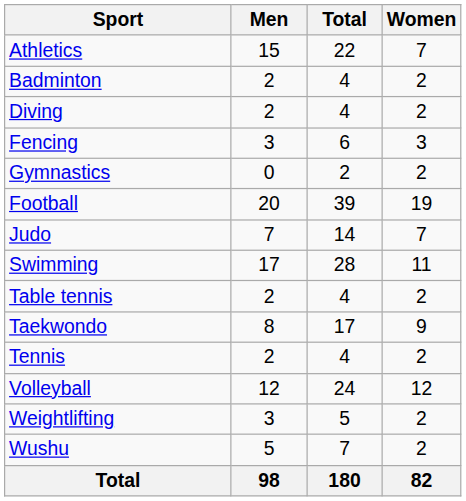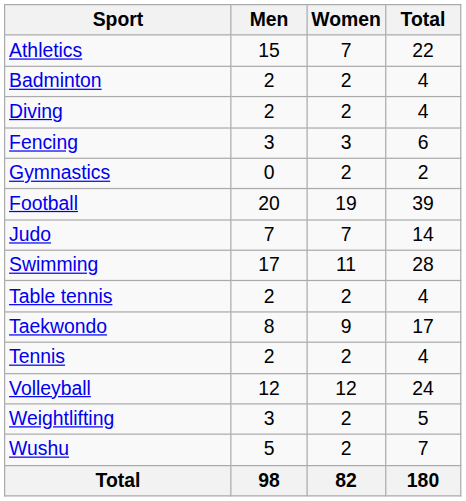columns swapped: (422, 19) <-> (345, 19)
